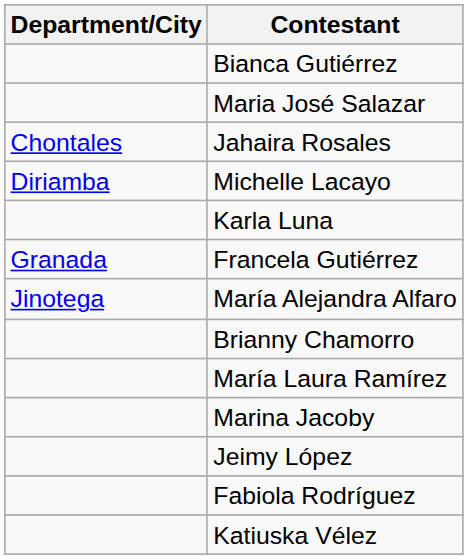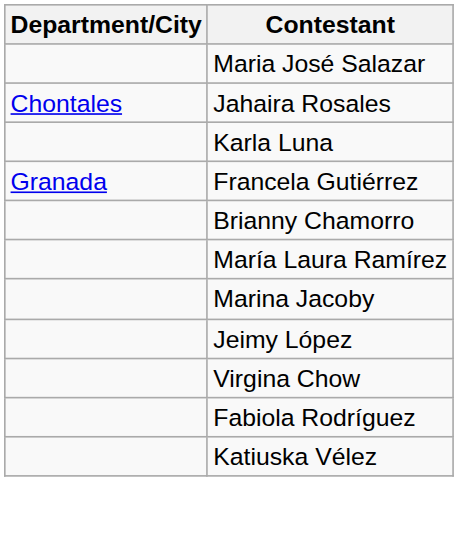- row: (305, 64)
- row: (302, 182)
- row: (335, 299)
+ row: (287, 378)
